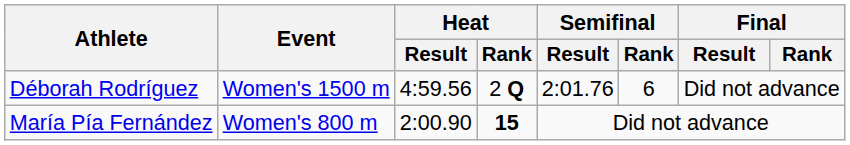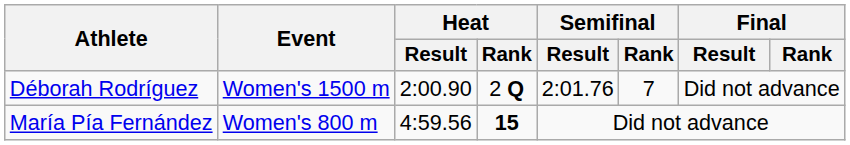(436, 89) 4:59.56 -> (436, 89) 2:00.90
(649, 89) 6 -> (649, 89) 7
(436, 123) 2:00.90 -> (436, 123) 4:59.56
